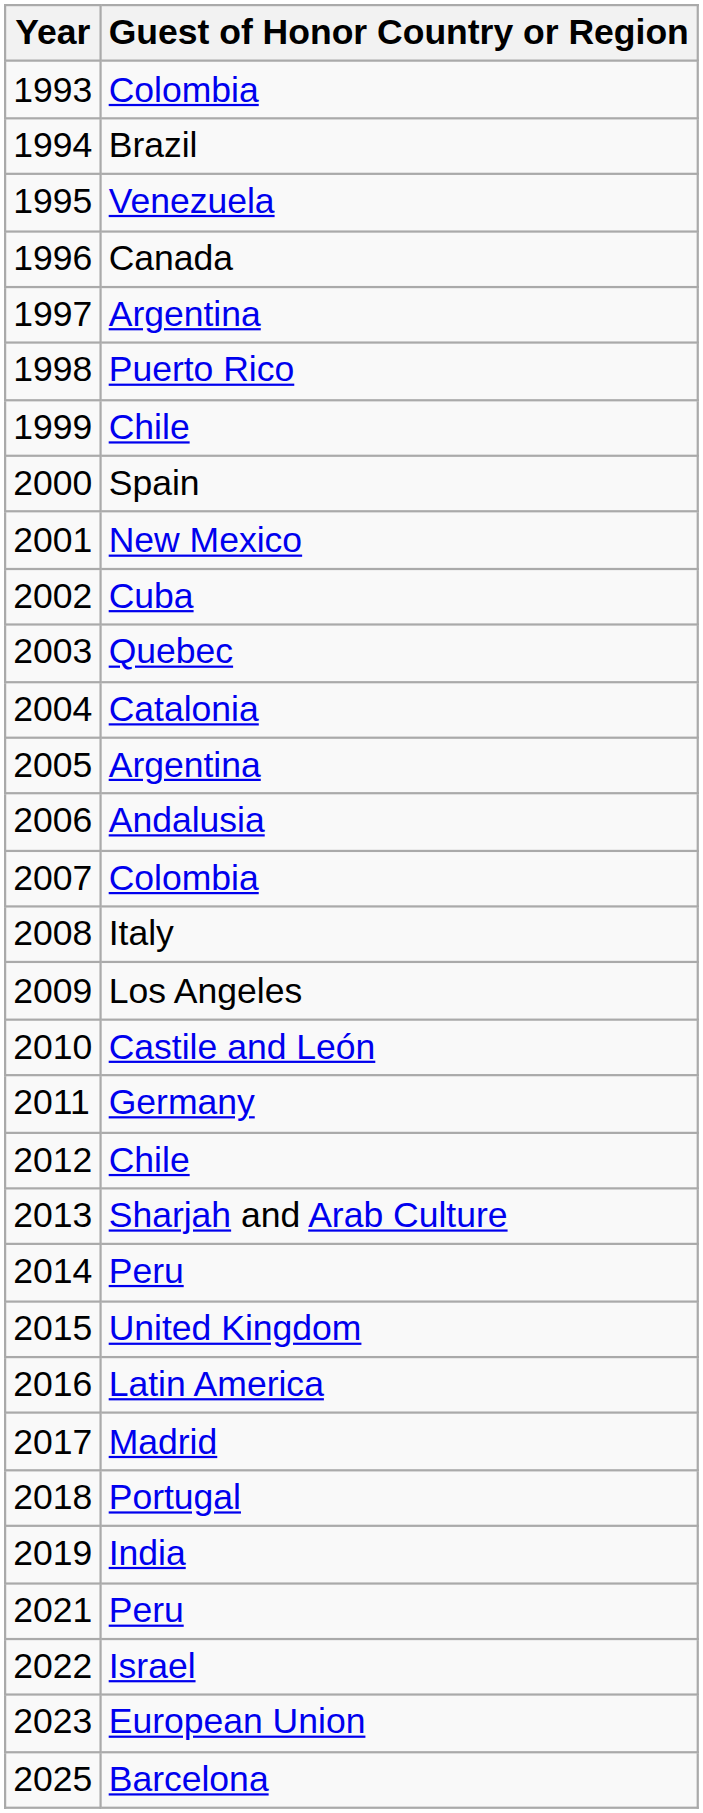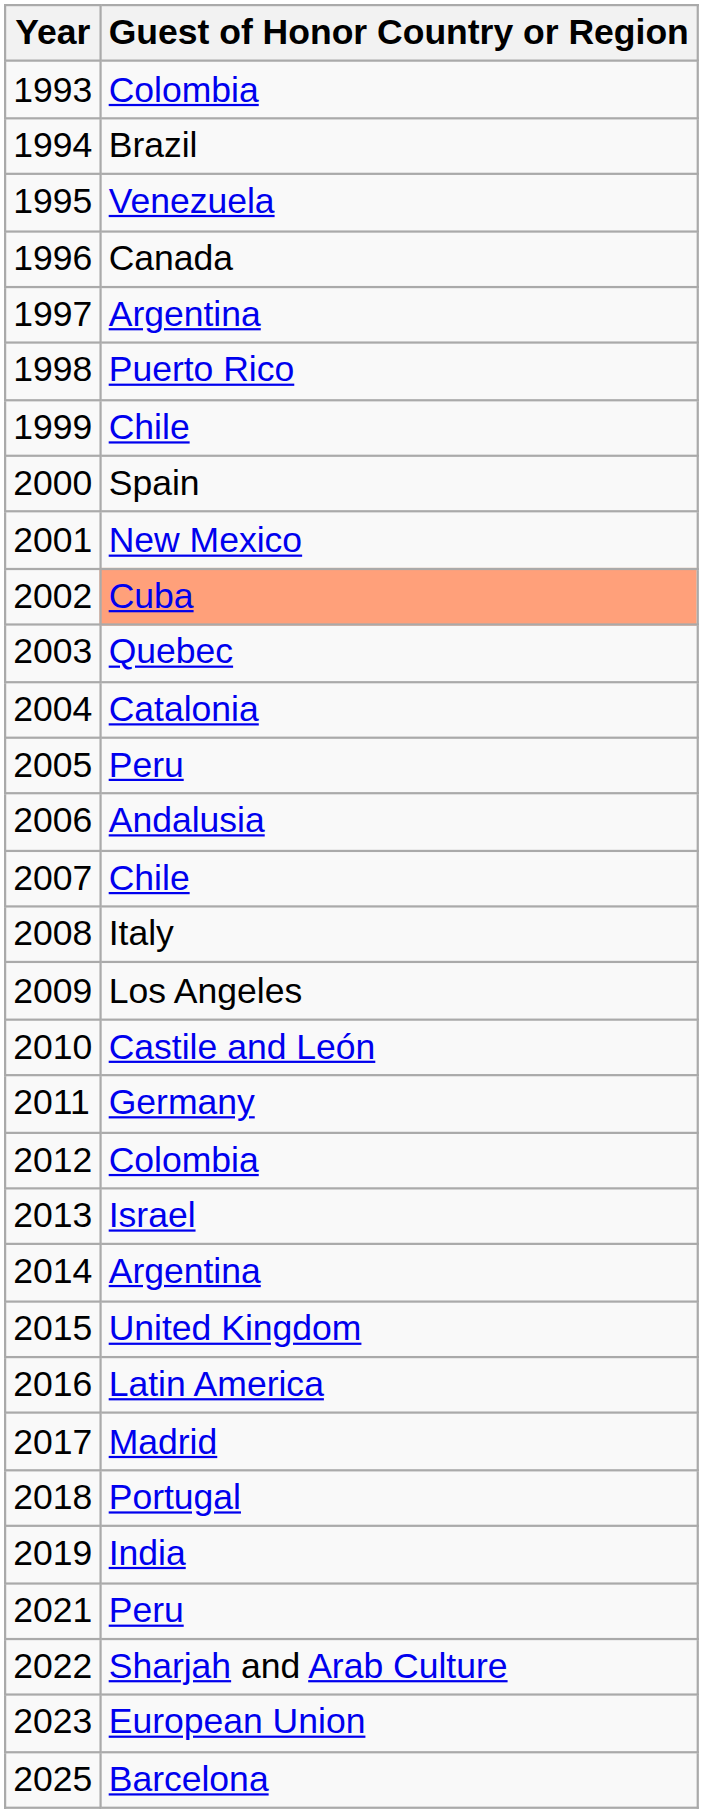(151, 595) no background -> (151, 595) lightsalmon background
(185, 764) Argentina -> (146, 764) Peru
(184, 877) Colombia -> (149, 877) Chile
(149, 1159) Chile -> (184, 1159) Colombia
(308, 1215) Sharjah and Arab Culture -> (152, 1215) Israel
(146, 1271) Peru -> (185, 1271) Argentina
(152, 1666) Israel -> (308, 1666) Sharjah and Arab Culture
